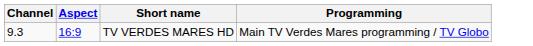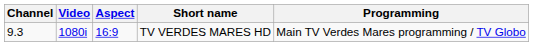+ column: (74, 13)
